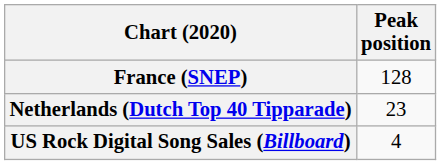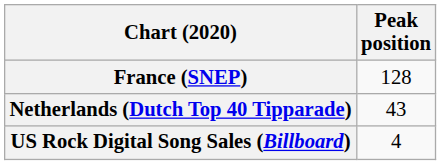(396, 109) 23 -> (396, 109) 43
